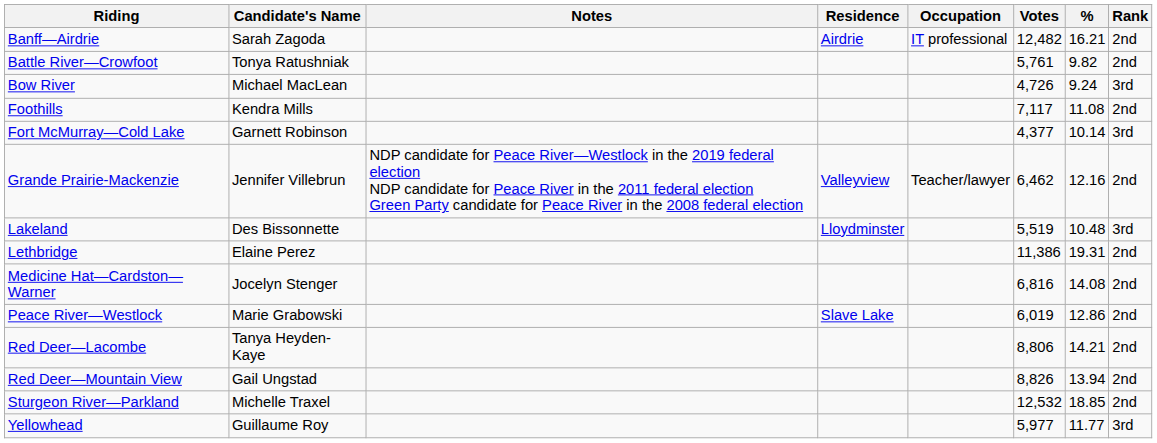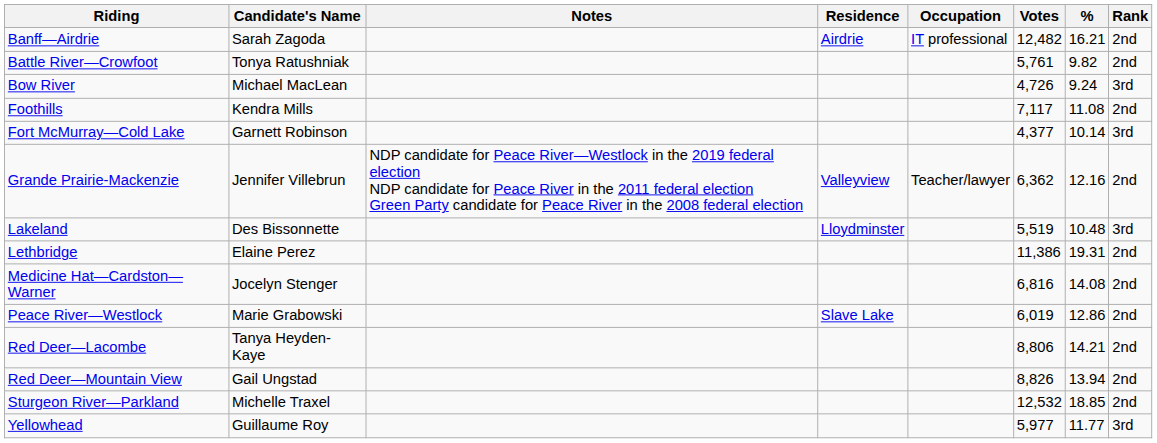(1035, 181) 6,462 -> (1035, 181) 6,362
